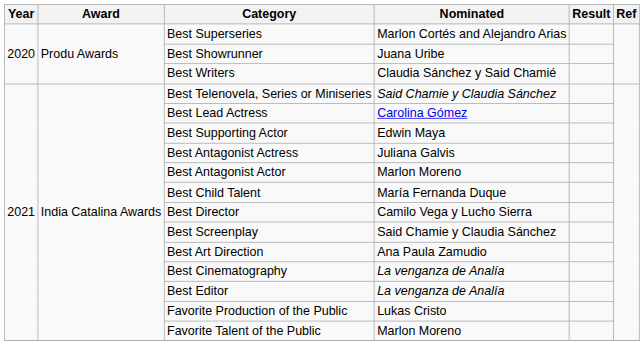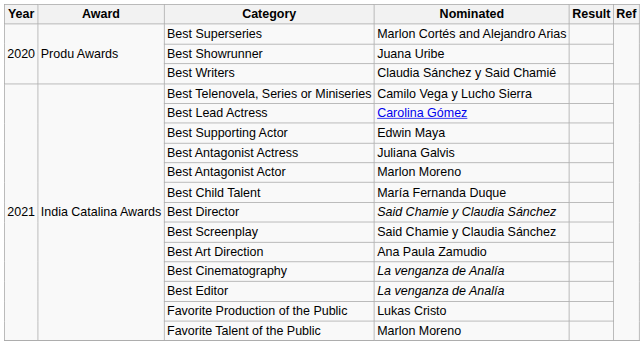(467, 93) Said Chamie y Claudia Sánchez -> (455, 93) Camilo Vega y Lucho Sierra
(455, 212) Camilo Vega y Lucho Sierra -> (467, 212) Said Chamie y Claudia Sánchez
